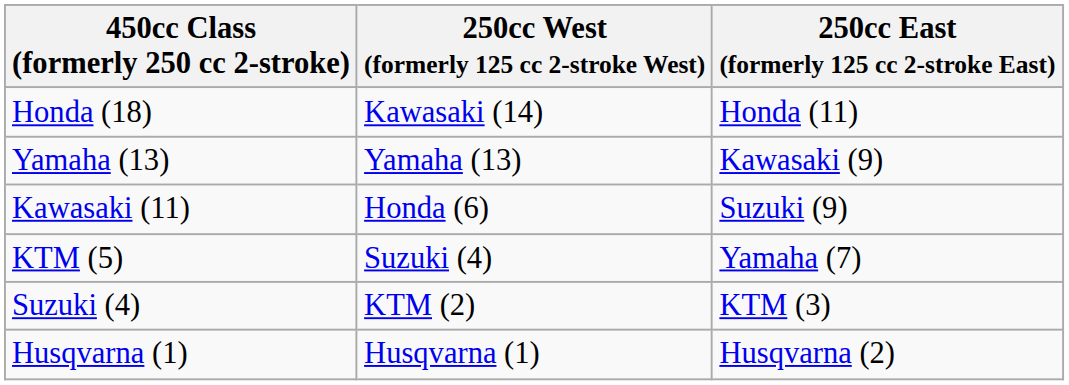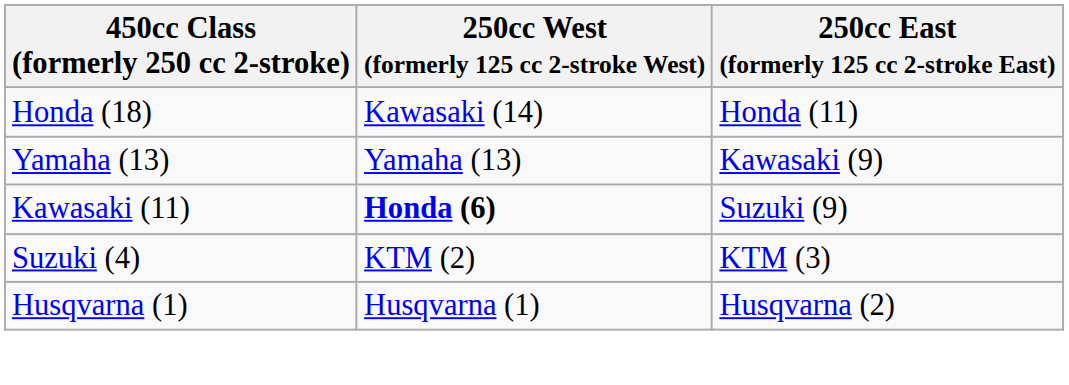(426, 208) normal -> (430, 208) bold
- row: (68, 256)
